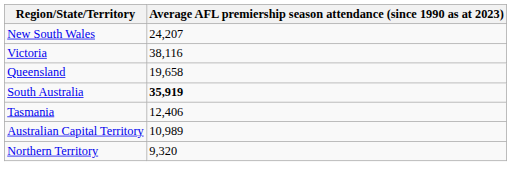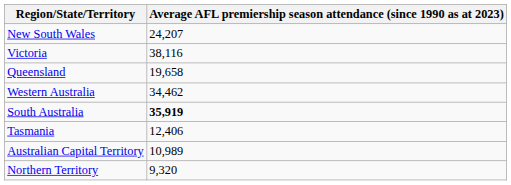+ row: (51, 92)
